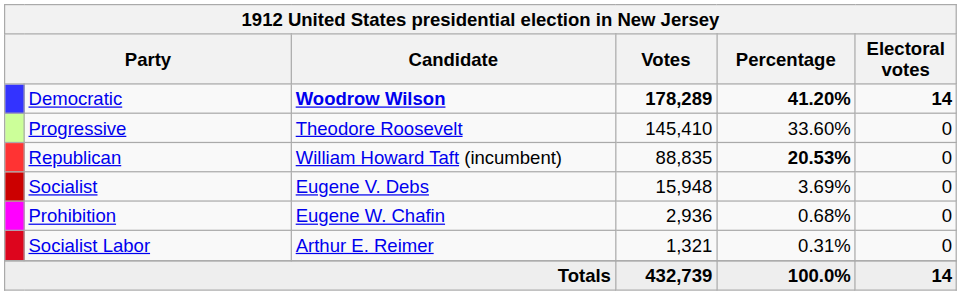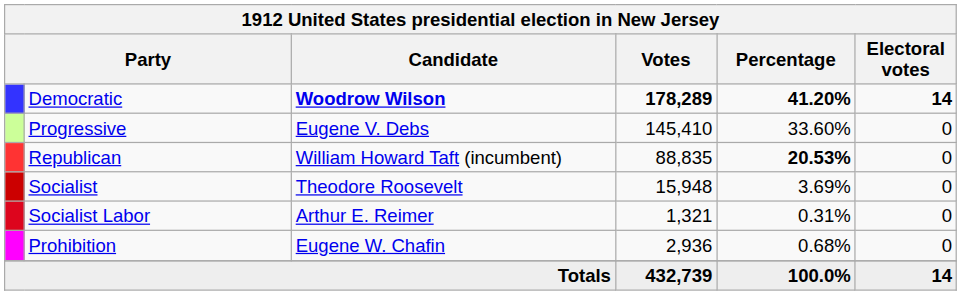(379, 128) Theodore Roosevelt -> (362, 128) Eugene V. Debs
(362, 187) Eugene V. Debs -> (379, 187) Theodore Roosevelt
rows swapped: (72, 216) <-> (89, 246)
